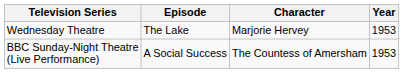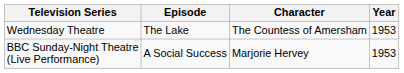(270, 30) Marjorie Hervey -> (299, 30) The Countess of Amersham
(299, 53) The Countess of Amersham -> (270, 53) Marjorie Hervey
